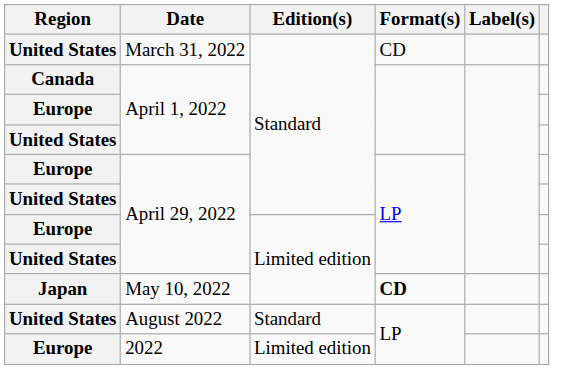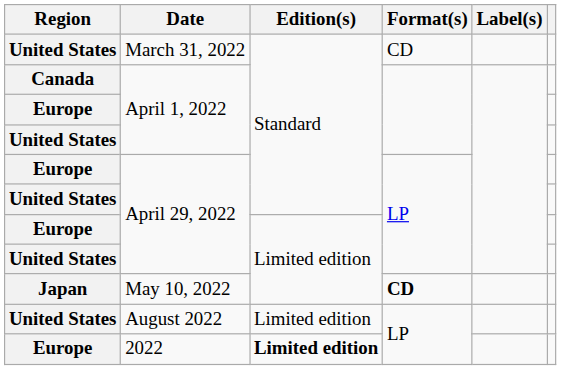(287, 318) Standard -> (312, 318) Limited edition
(312, 348) normal -> (316, 348) bold
